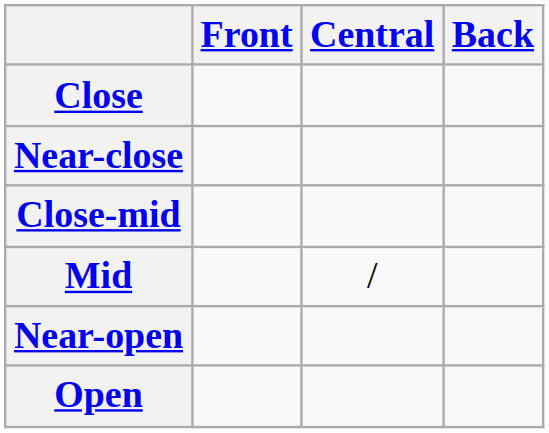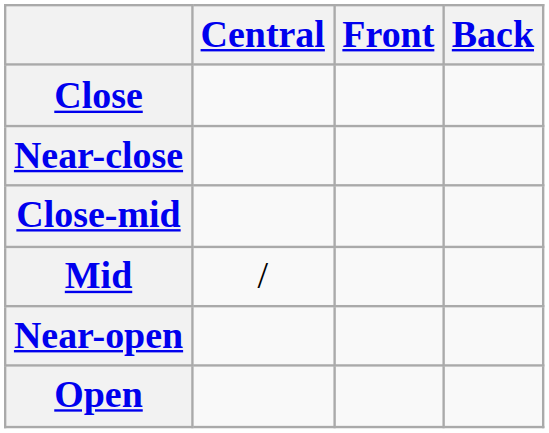columns swapped: (247, 34) <-> (372, 34)
